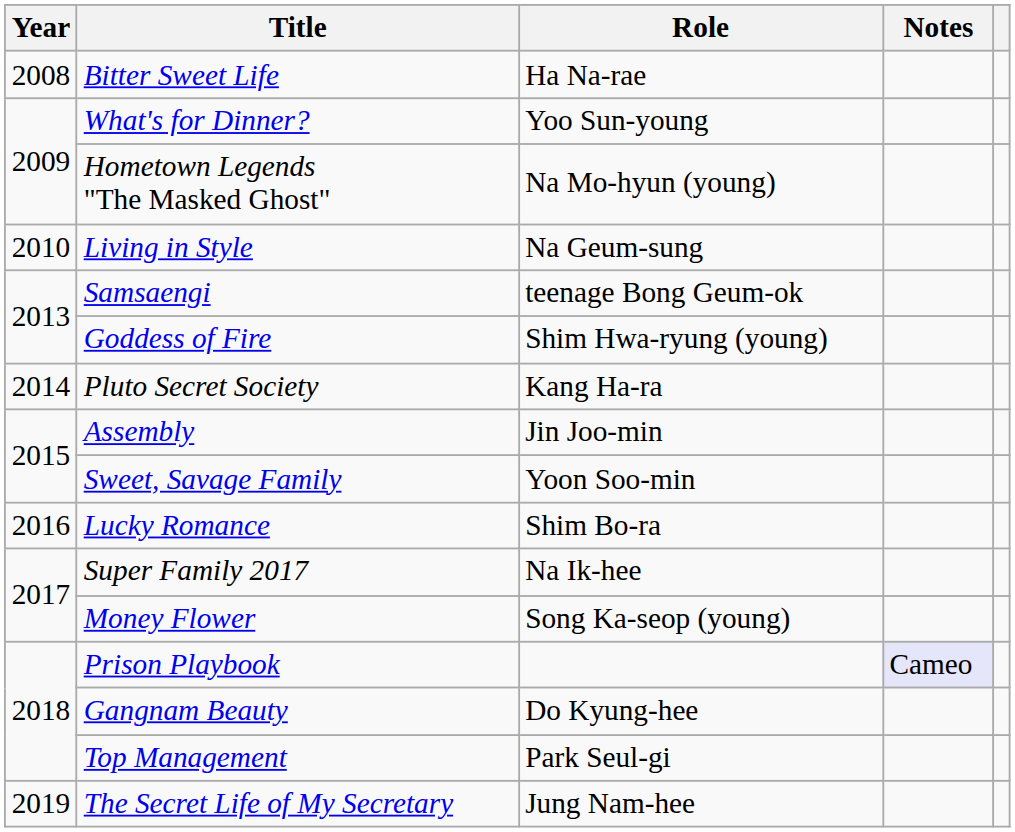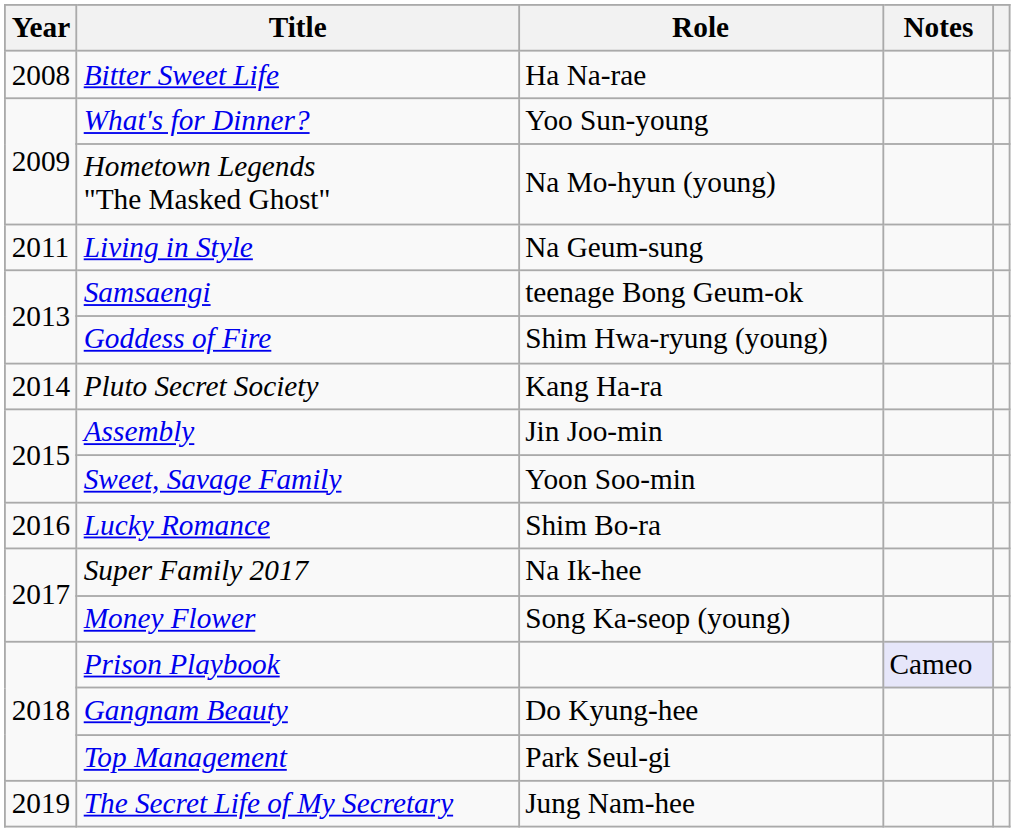(41, 246) 2010 -> (40, 246) 2011
